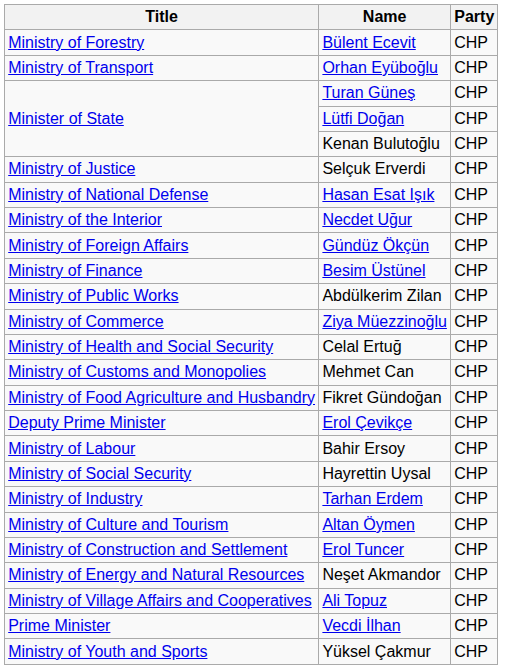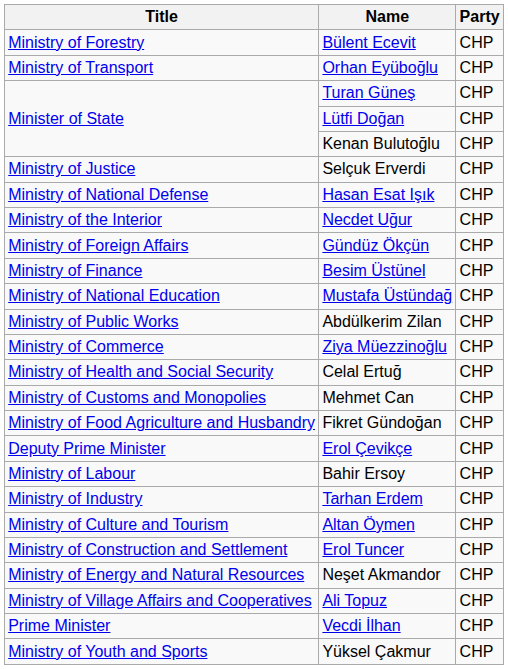+ row: (387, 296)
- row: (377, 473)
